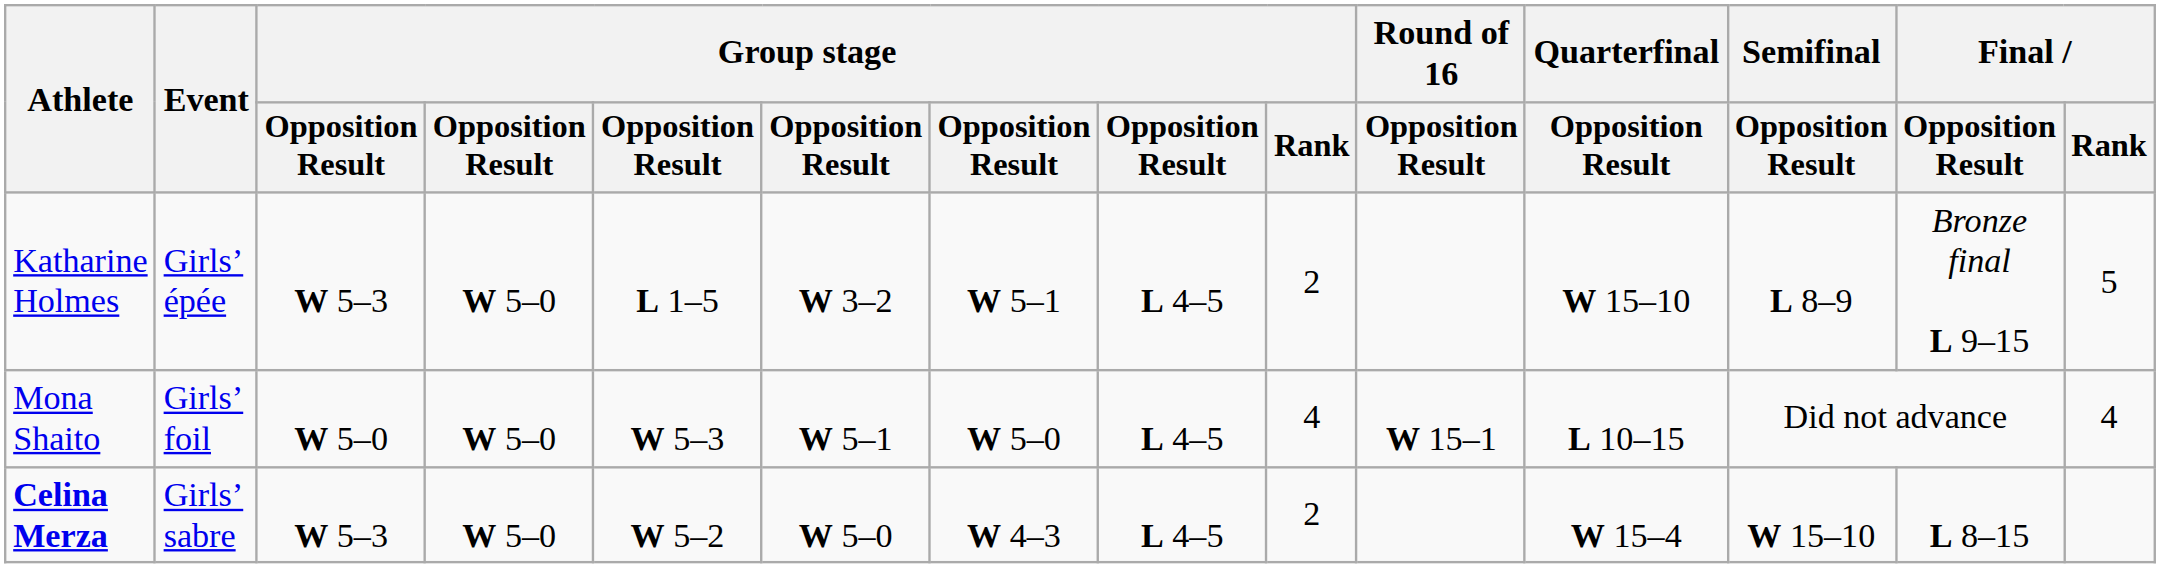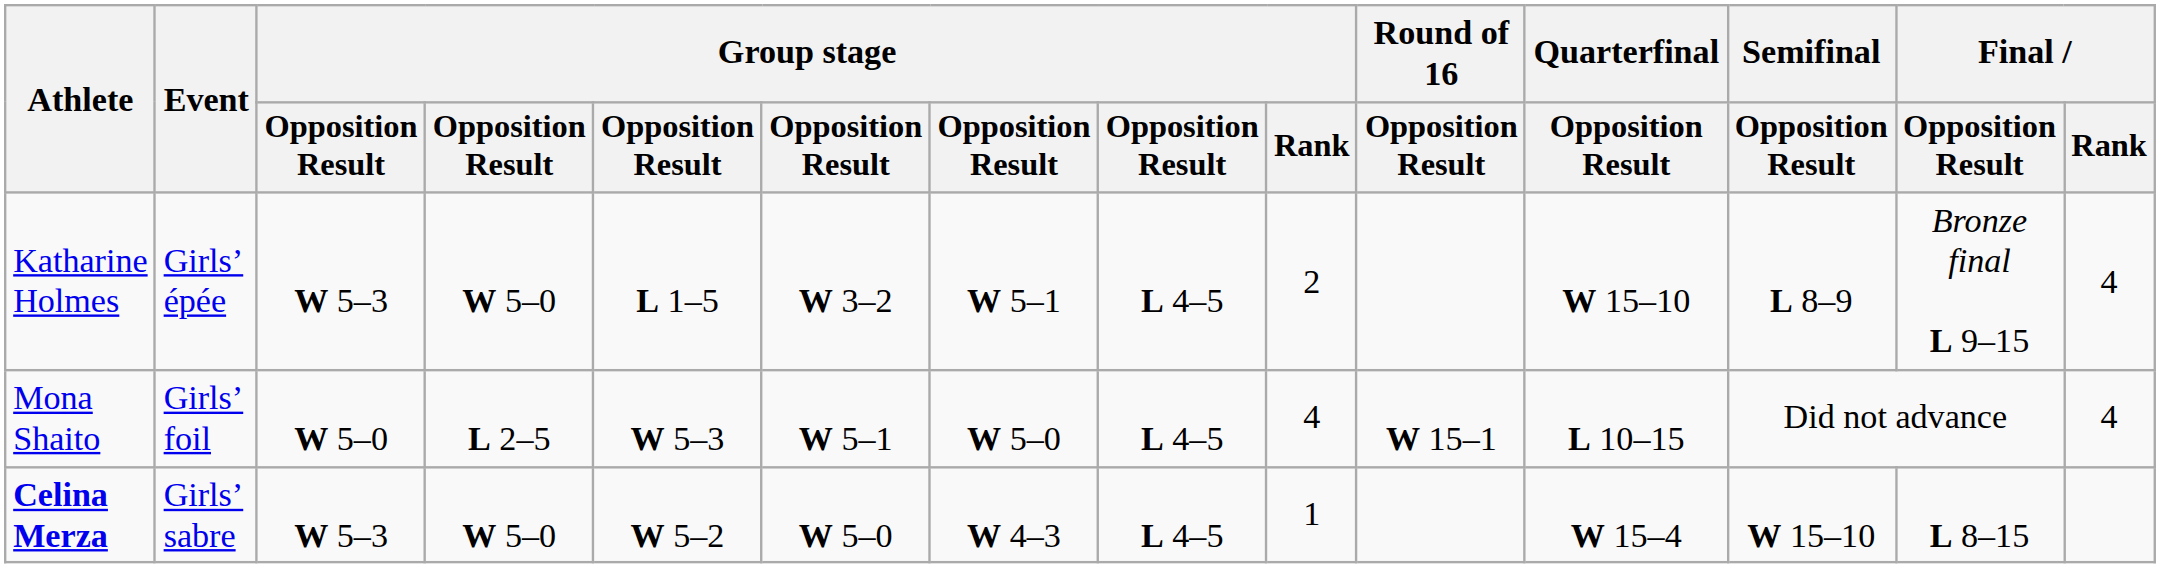(2109, 281) 5 -> (2109, 281) 4
(509, 438) W 5–0 -> (509, 438) L 2–5
(1312, 514) 2 -> (1312, 514) 1
